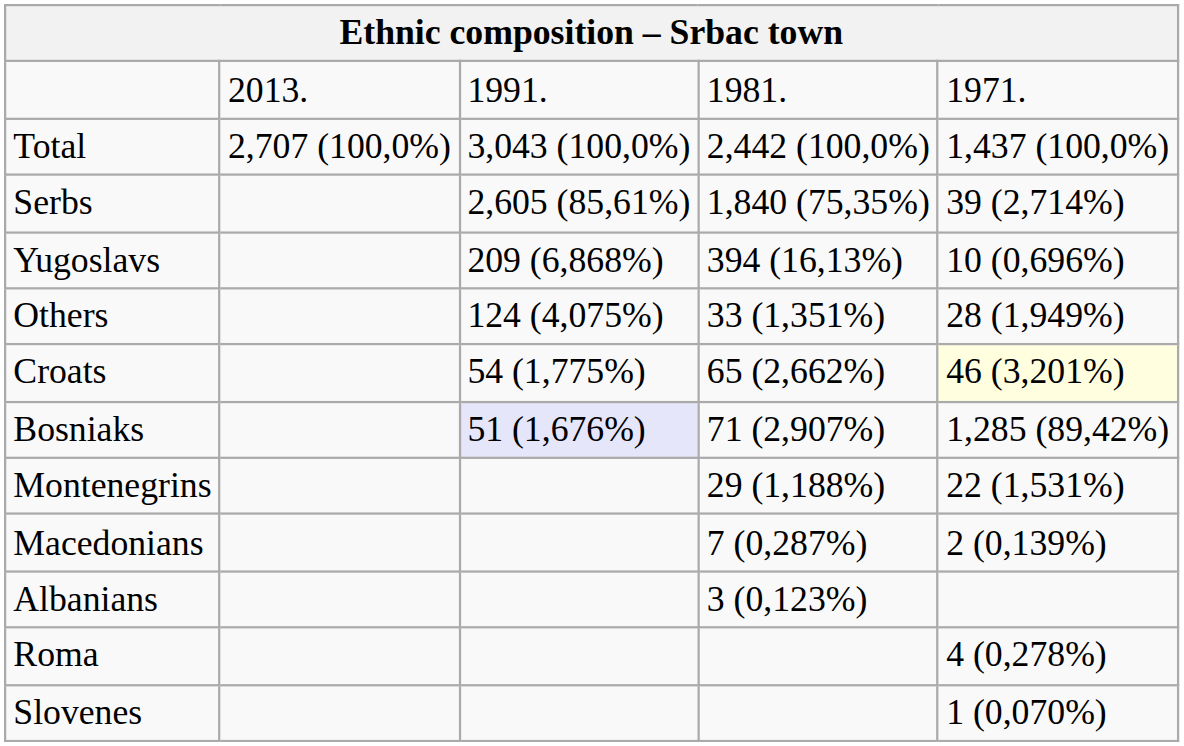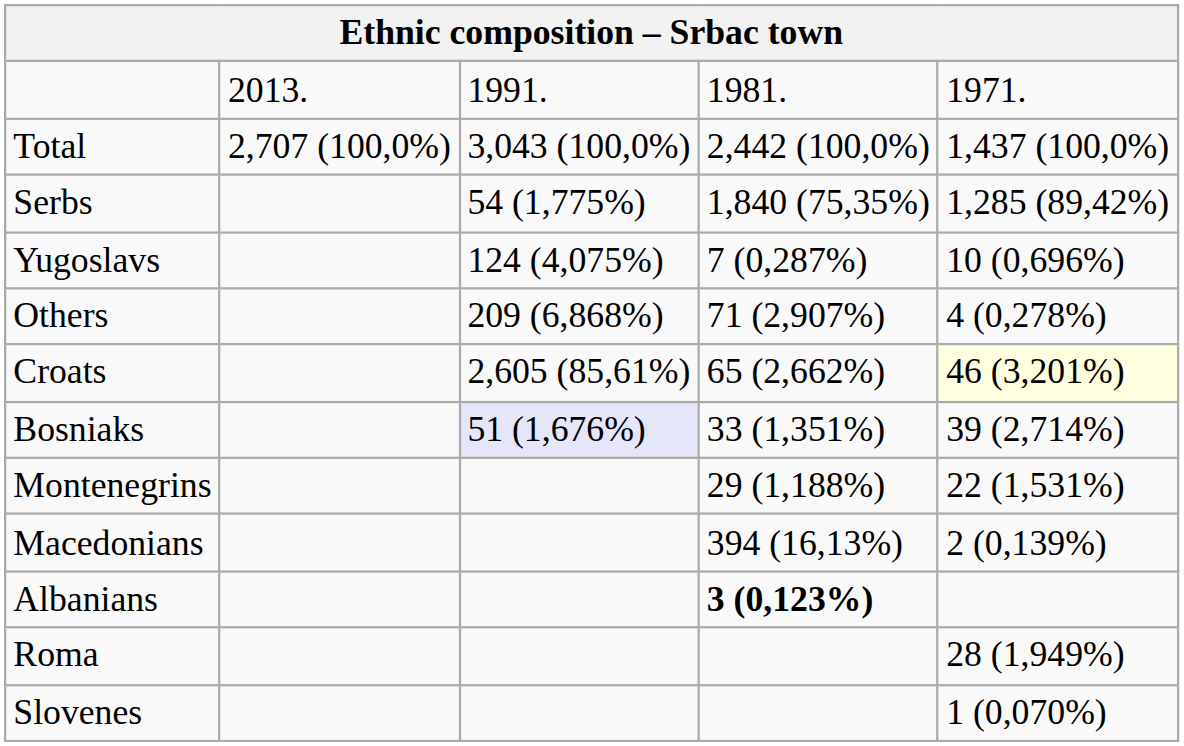(579, 202) 2,605 (85,61%) -> (557, 202) 54 (1,775%)
(1035, 202) 39 (2,714%) -> (1058, 202) 1,285 (89,42%)
(565, 259) 209 (6,868%) -> (565, 259) 124 (4,075%)
(805, 259) 394 (16,13%) -> (787, 259) 7 (0,287%)
(565, 315) 124 (4,075%) -> (565, 315) 209 (6,868%)
(796, 315) 33 (1,351%) -> (796, 315) 71 (2,907%)
(1035, 315) 28 (1,949%) -> (1026, 315) 4 (0,278%)
(557, 372) 54 (1,775%) -> (579, 372) 2,605 (85,61%)
(796, 428) 71 (2,907%) -> (796, 428) 33 (1,351%)
(1058, 428) 1,285 (89,42%) -> (1035, 428) 39 (2,714%)
(787, 542) 7 (0,287%) -> (805, 542) 394 (16,13%)
(787, 598) normal -> (790, 598) bold
(1026, 655) 4 (0,278%) -> (1035, 655) 28 (1,949%)
